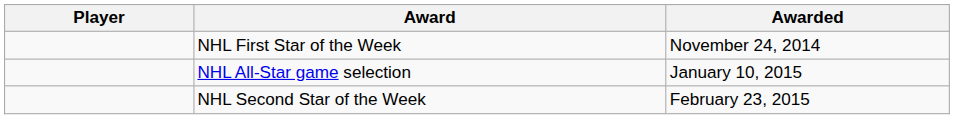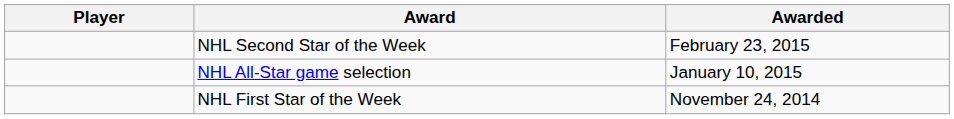rows swapped: (299, 45) <-> (312, 99)
